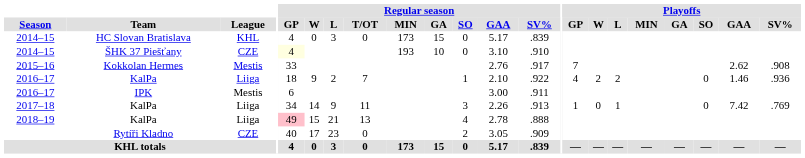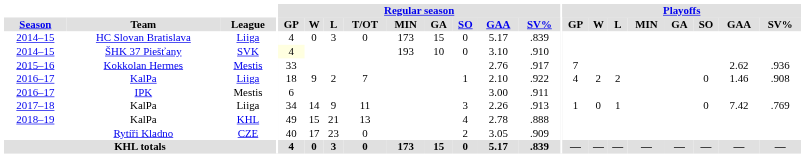(248, 38) KHL -> (248, 38) Liiga
(248, 51) CZE -> (248, 51) SVK
(780, 65) .908 -> (780, 65) .936
(780, 78) .936 -> (780, 78) .908
(248, 119) Liiga -> (248, 119) KHL
(291, 119) pink background -> (291, 119) no background
